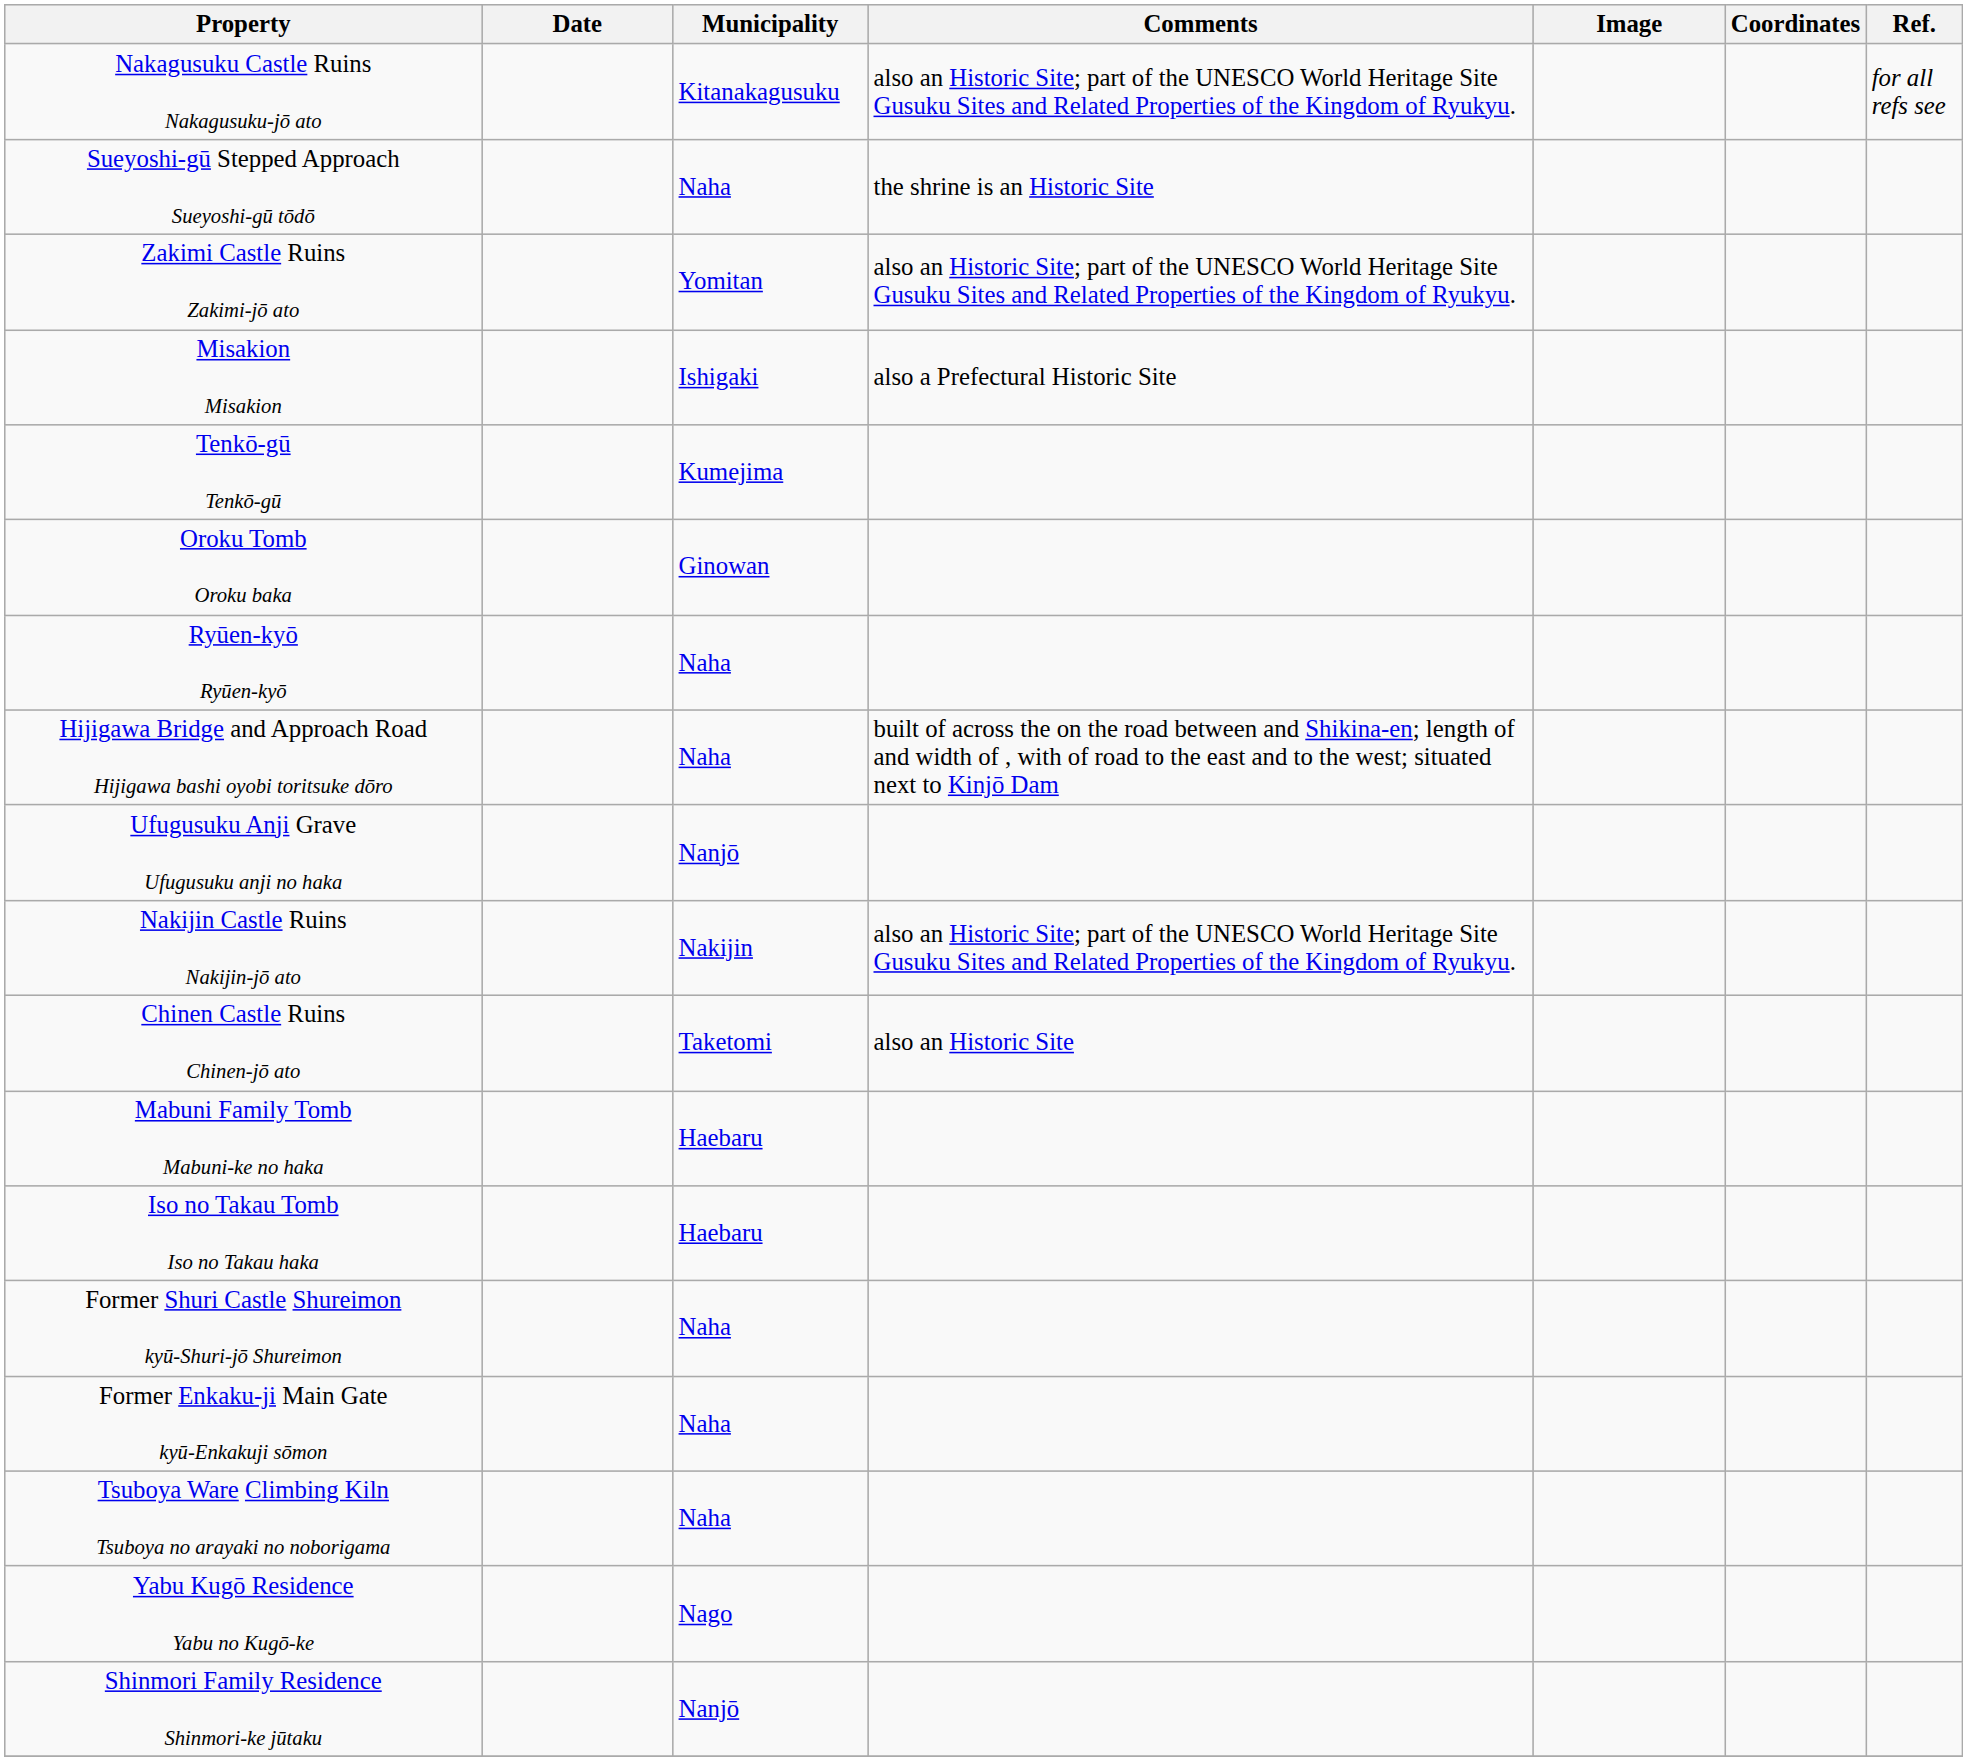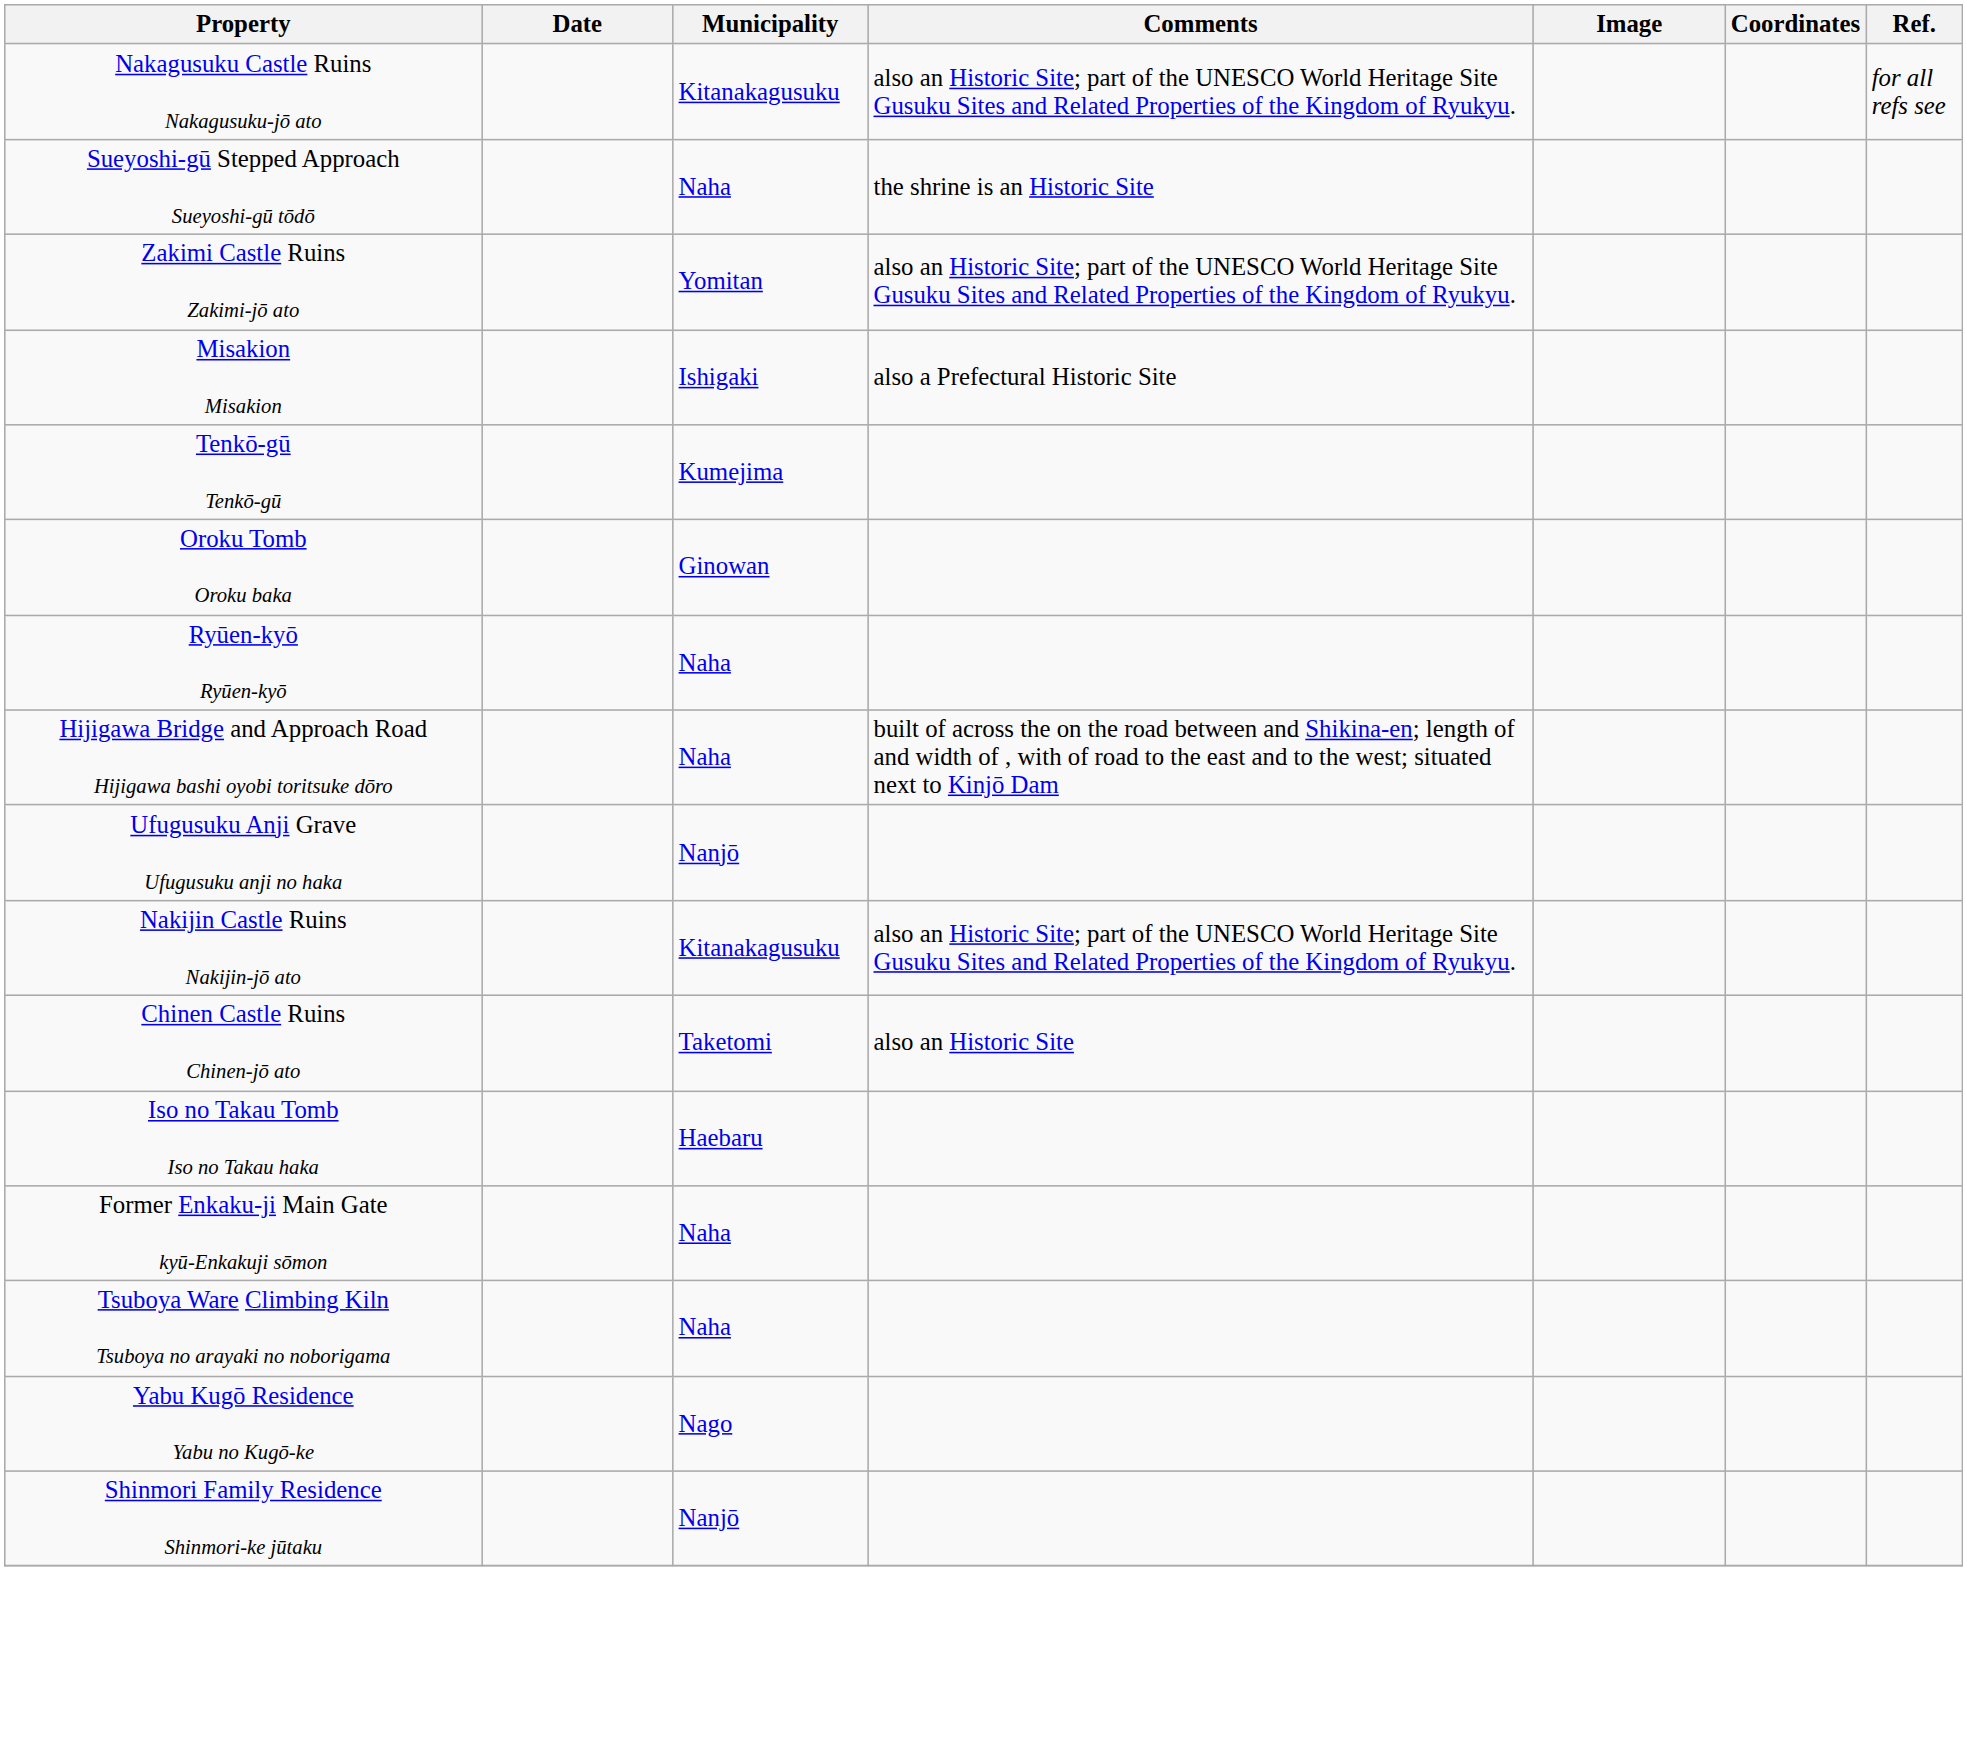(716, 947) Nakijin -> (759, 947) Kitanakagusuku
- row: (243, 1137)
- row: (243, 1328)
